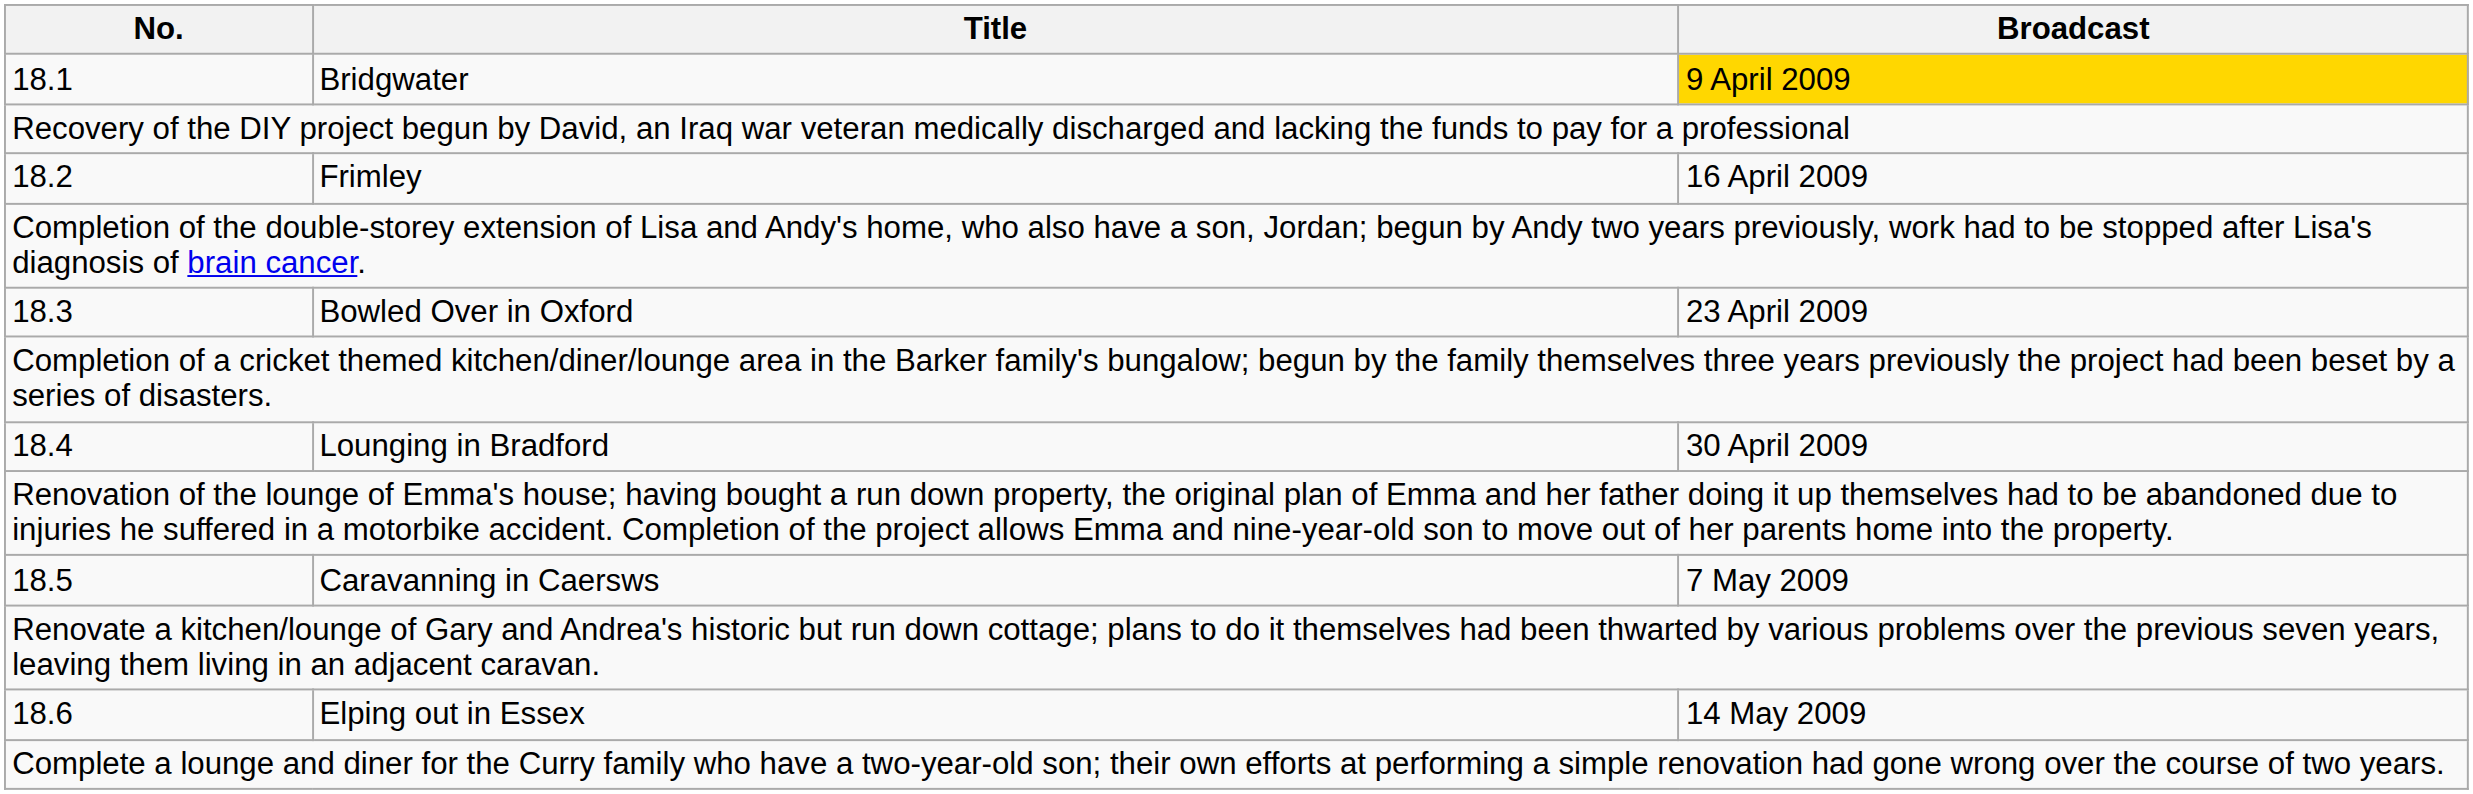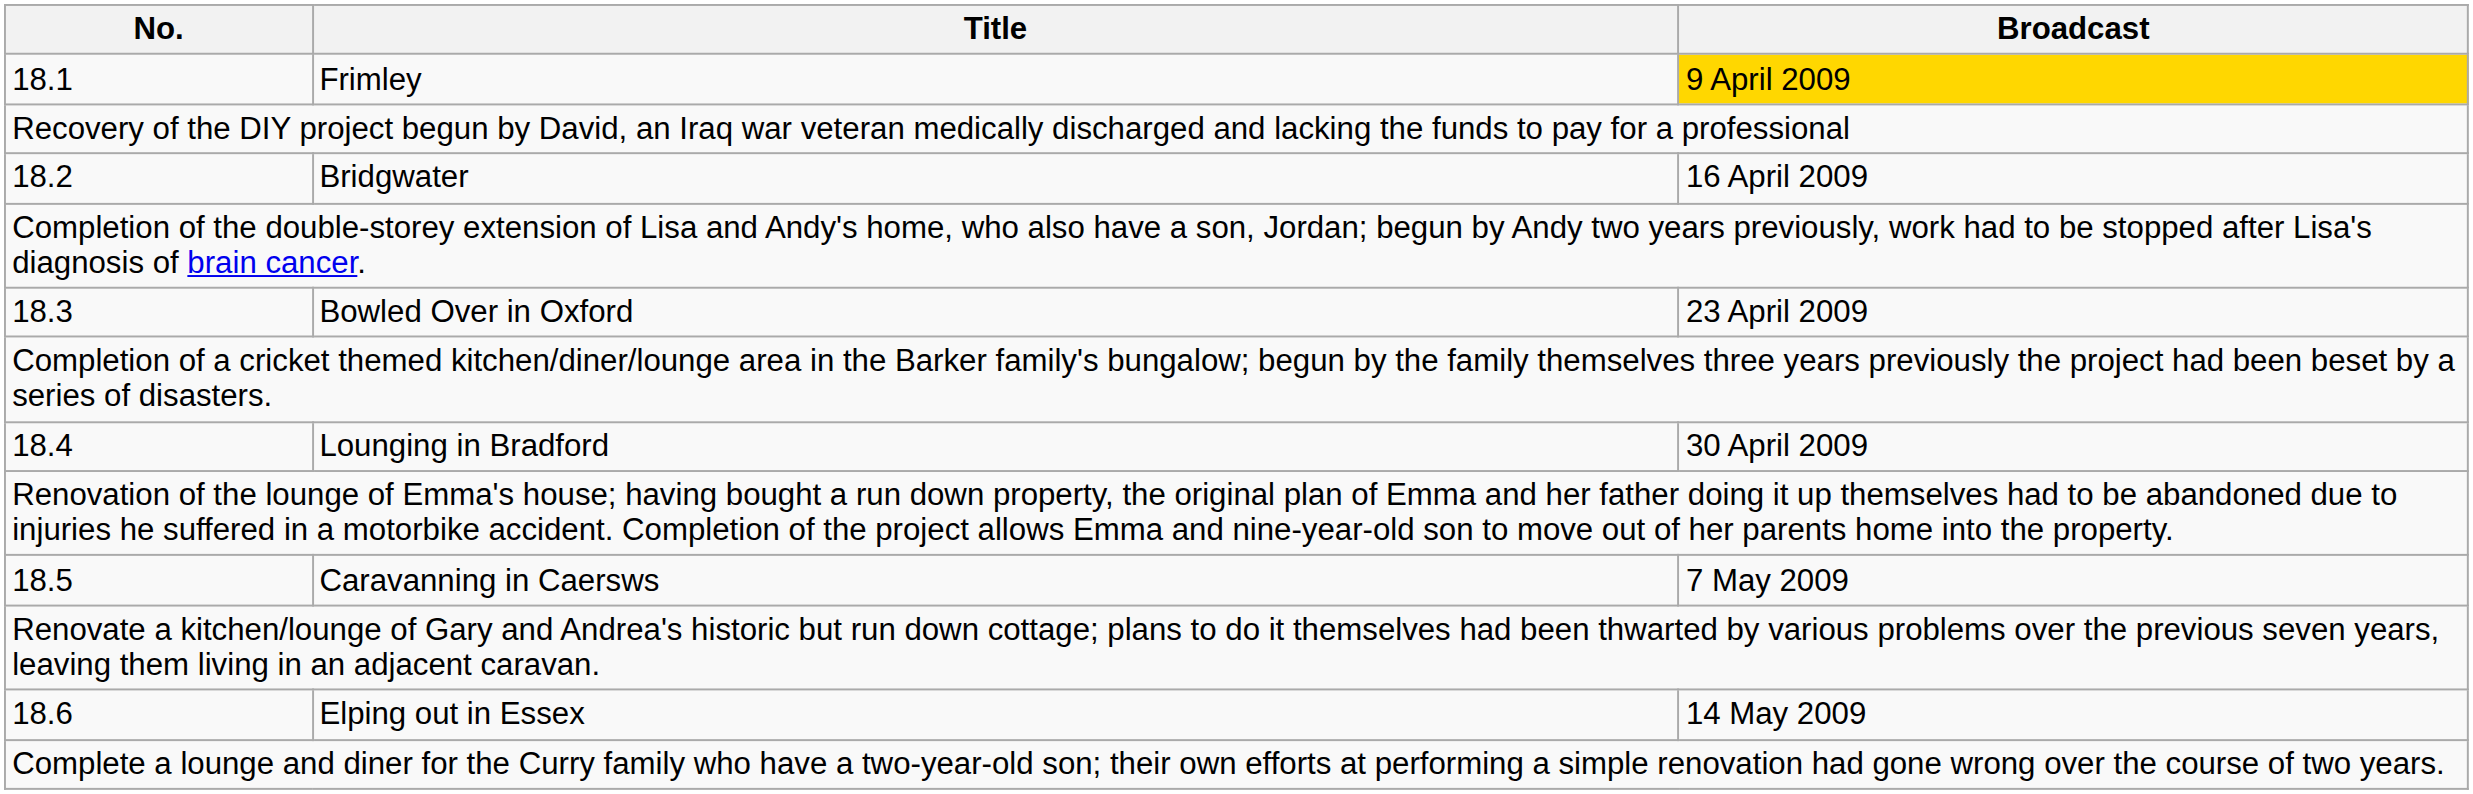(394, 78) Bridgwater -> (371, 78) Frimley
(371, 177) Frimley -> (394, 177) Bridgwater
